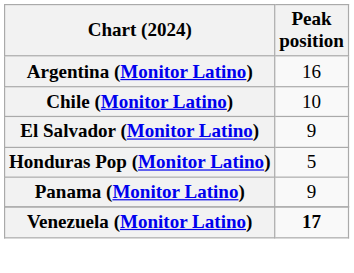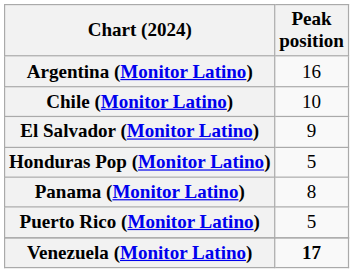(312, 191) 9 -> (312, 191) 8
+ row: (140, 222)
